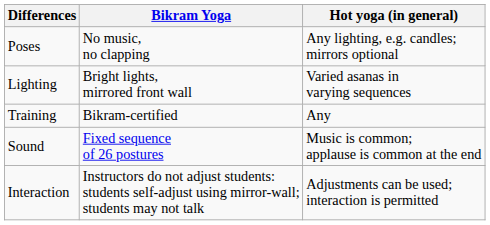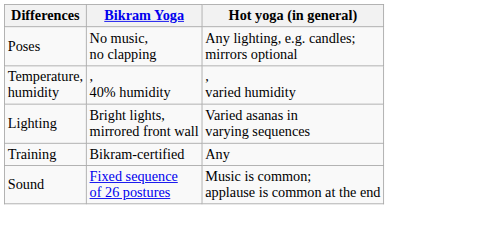+ row: (45, 84)
- row: (39, 192)
